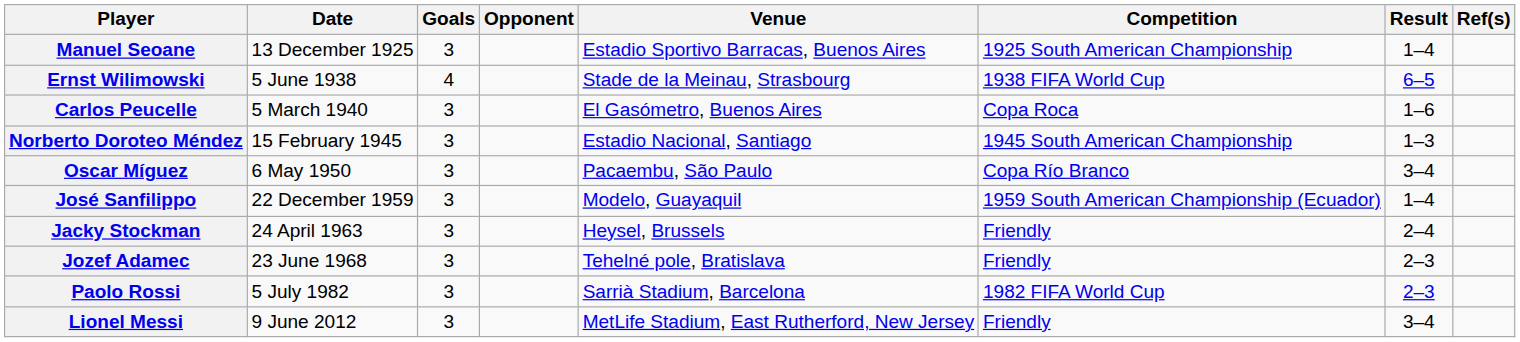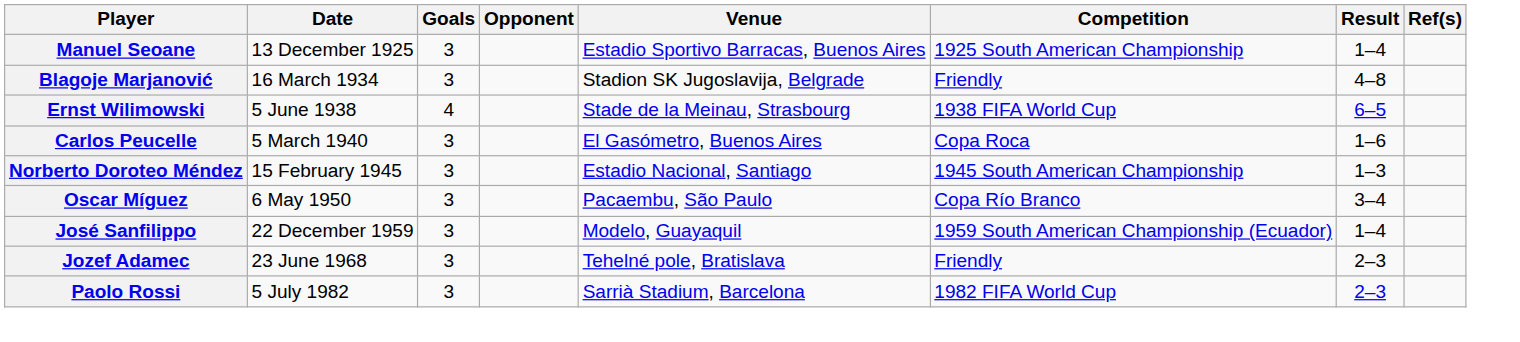+ row: (126, 79)
- row: (126, 230)
- row: (126, 321)
